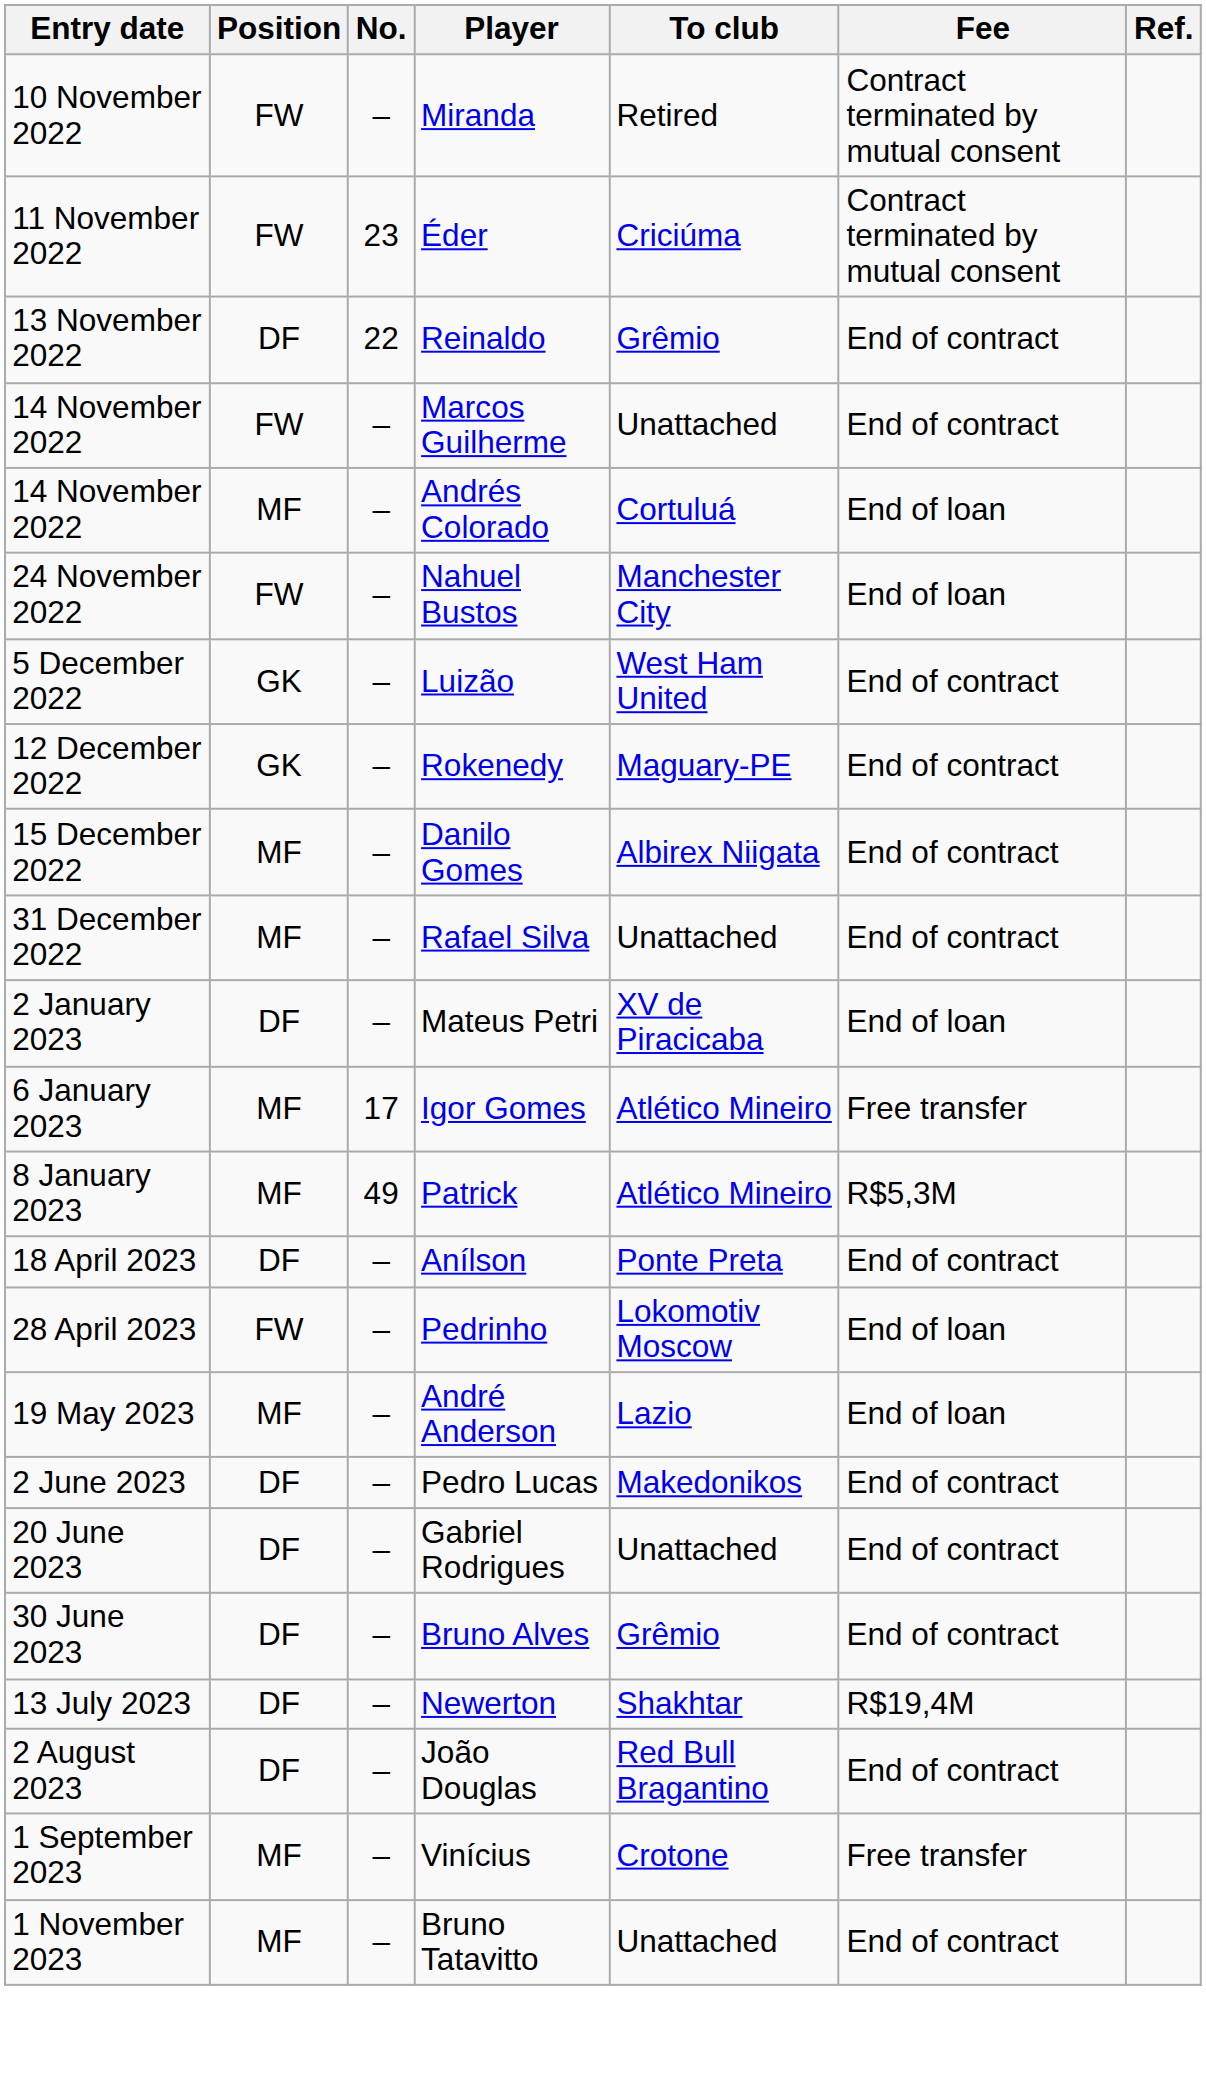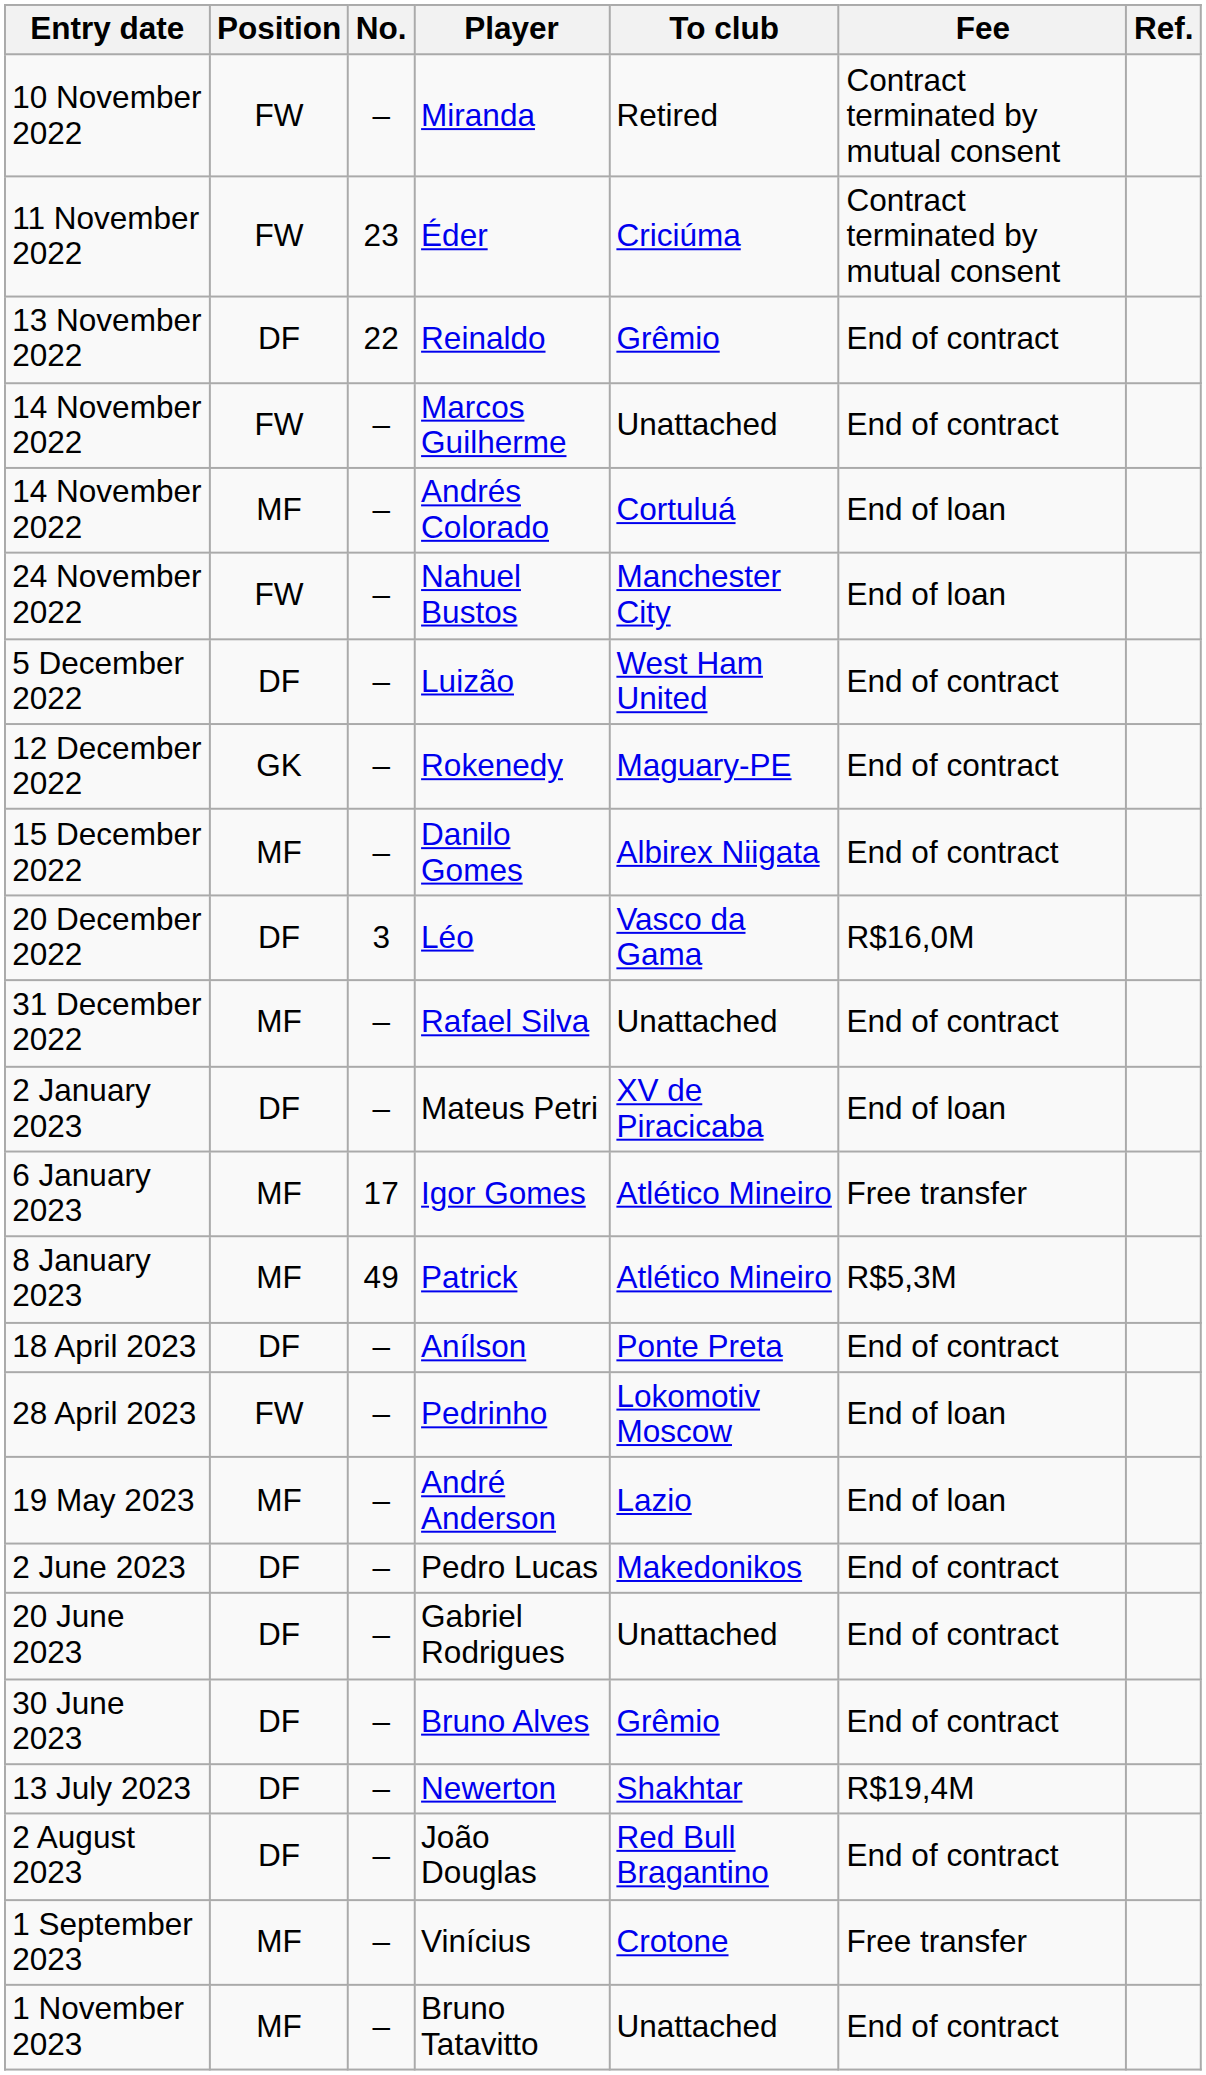(279, 680) GK -> (279, 680) DF
+ row: (447, 937)
